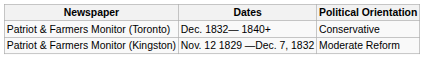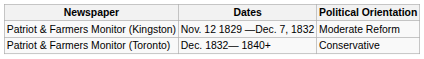rows swapped: (91, 45) <-> (88, 29)
